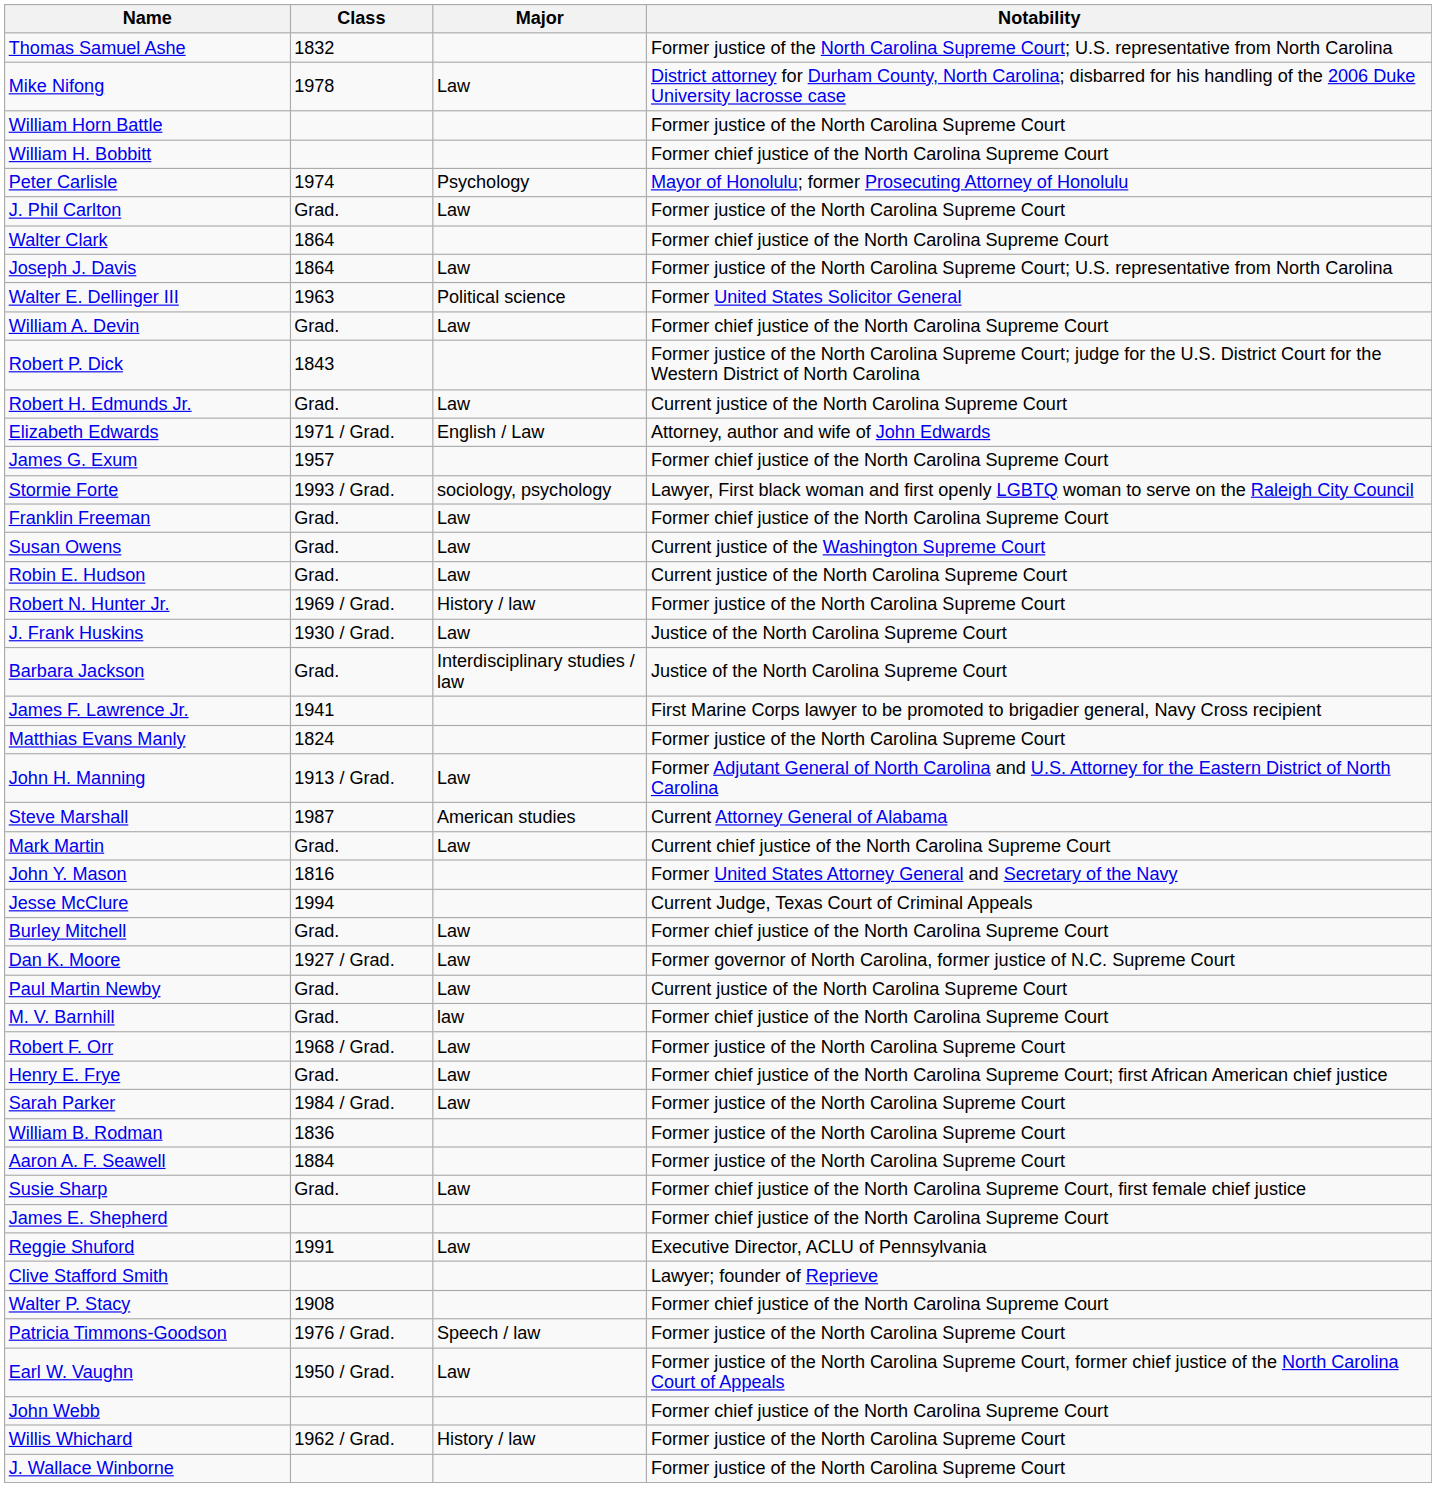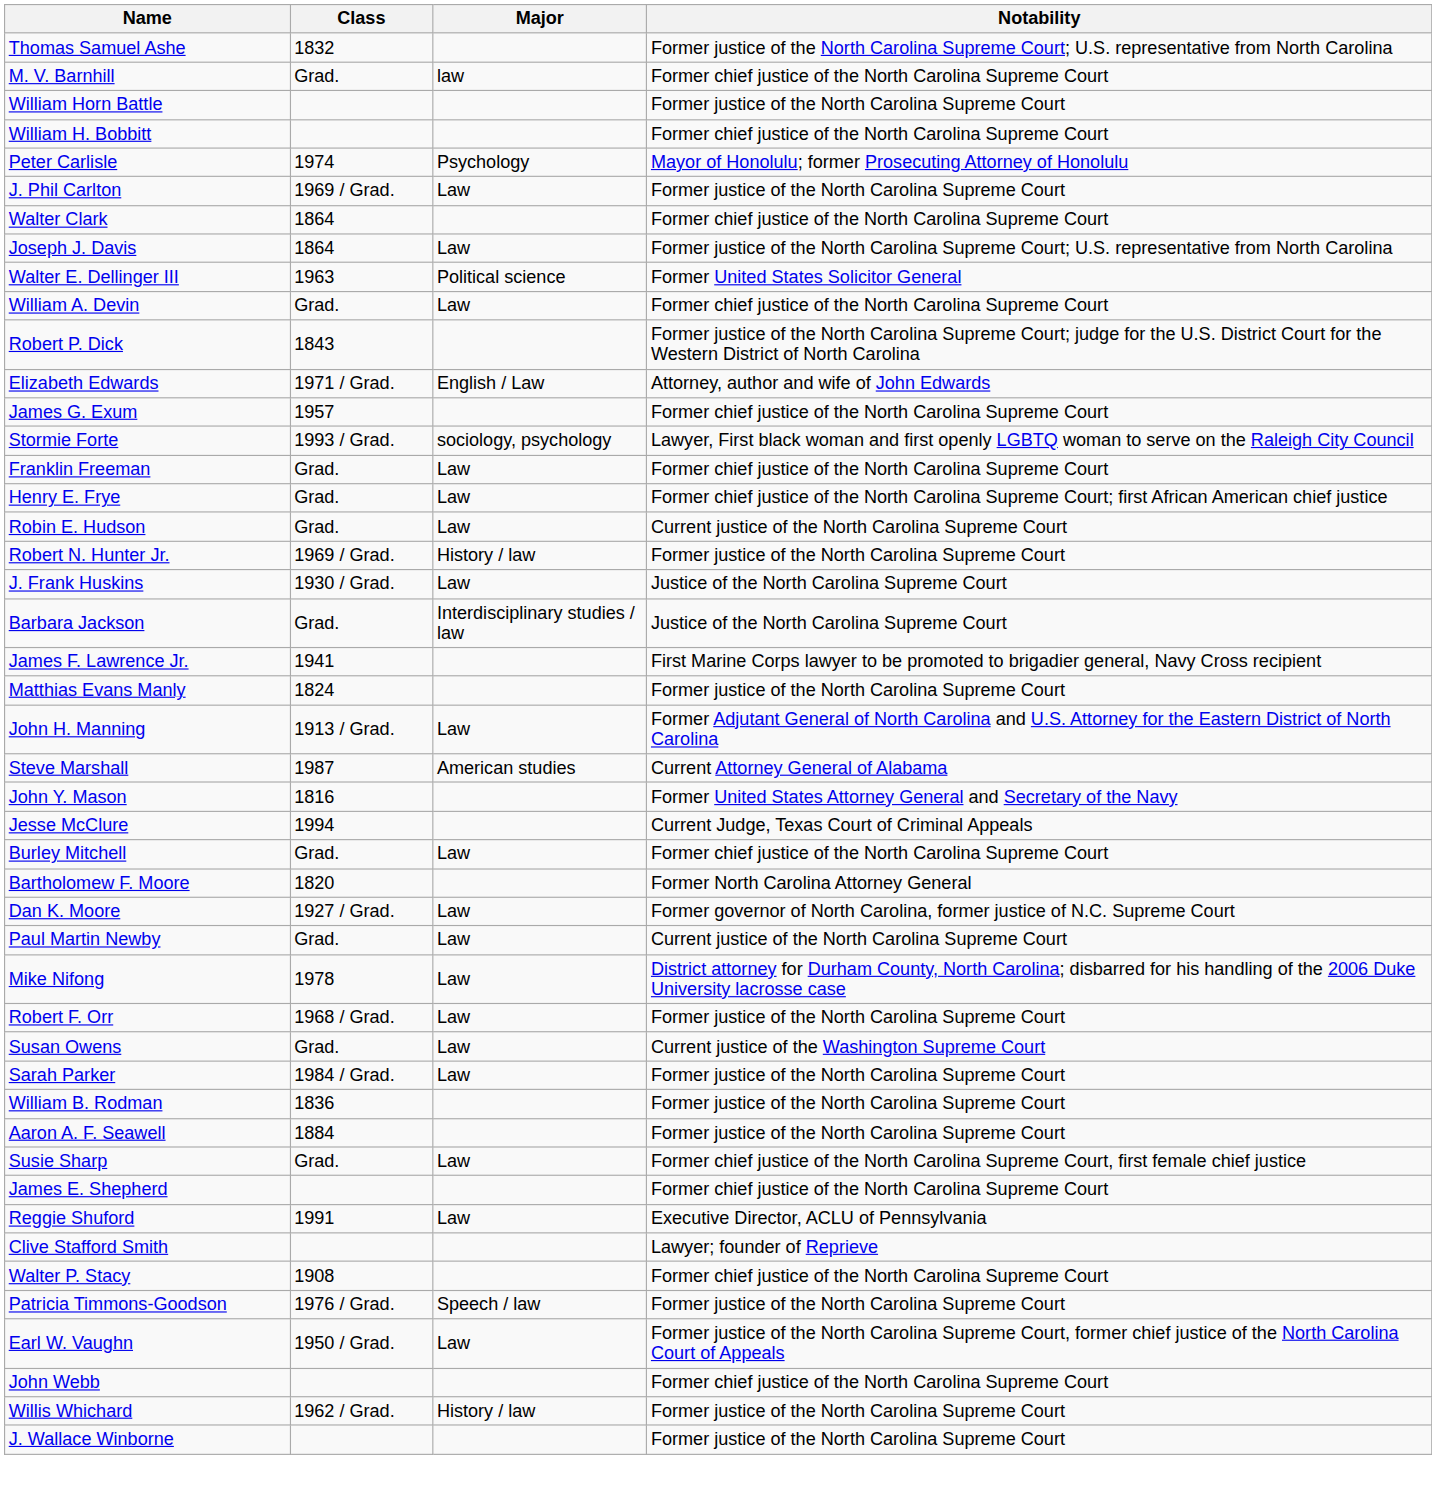rows swapped: (62, 1017) <-> (56, 86)
(317, 211) Grad. -> (344, 190) 1969 / Grad.
- row: (100, 403)
rows swapped: (64, 1075) <-> (65, 546)
- row: (56, 845)
+ row: (99, 882)
